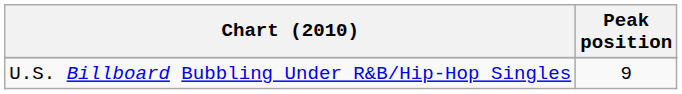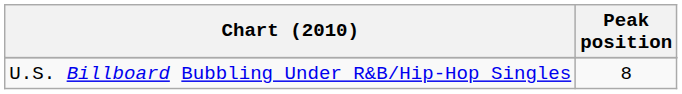(626, 74) 9 -> (626, 74) 8
